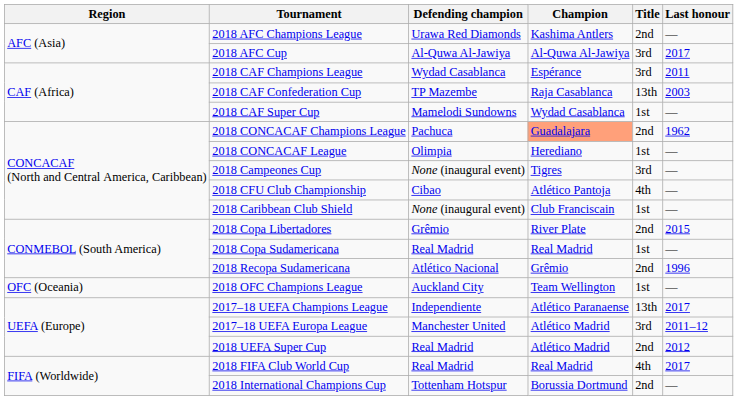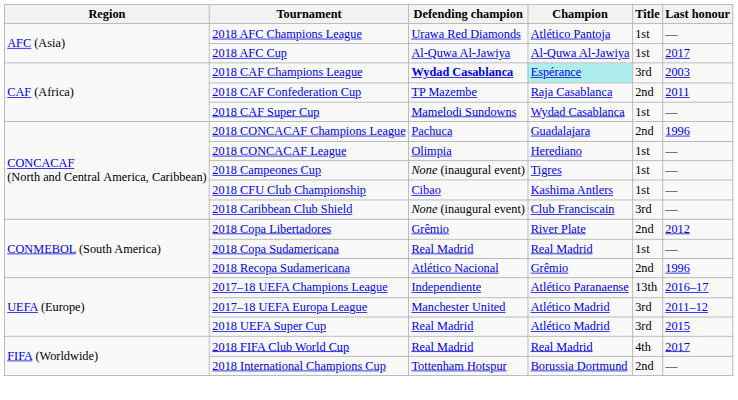(572, 33) Kashima Antlers -> (571, 33) Atlético Pantoja
(644, 33) 2nd -> (642, 33) 1st
(643, 53) 3rd -> (642, 53) 1st
(458, 72) normal -> (462, 72) bold
(556, 72) no background -> (556, 72) paleturquoise background
(677, 72) 2011 -> (678, 72) 2003
(646, 92) 13th -> (644, 92) 2nd
(678, 92) 2003 -> (677, 92) 2011
(560, 131) lightsalmon background -> (560, 131) no background
(678, 131) 1962 -> (678, 131) 1996
(643, 170) 3rd -> (642, 170) 1st
(571, 190) Atlético Pantoja -> (572, 190) Kashima Antlers
(643, 190) 4th -> (642, 190) 1st
(642, 209) 1st -> (643, 209) 3rd
(678, 229) 2015 -> (678, 229) 2012
- row: (287, 287)
(678, 307) 2017 -> (687, 287) 2016–17
(644, 346) 2nd -> (643, 326) 3rd
(678, 346) 2012 -> (678, 326) 2015
